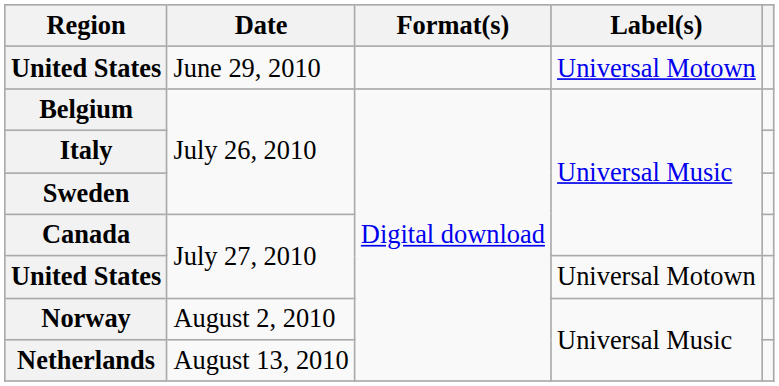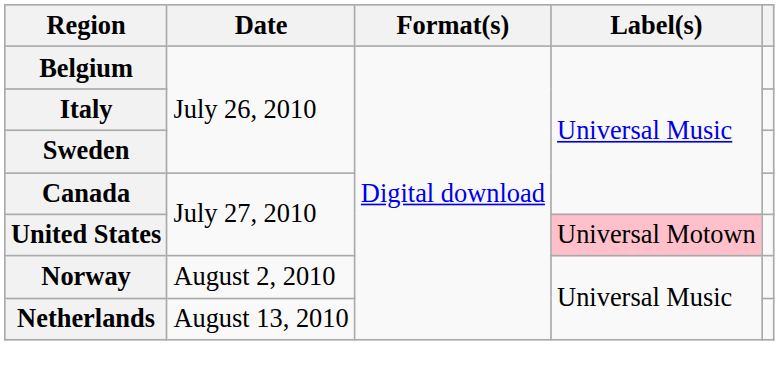- row: (86, 67)
(656, 276) no background -> (656, 234) pink background
